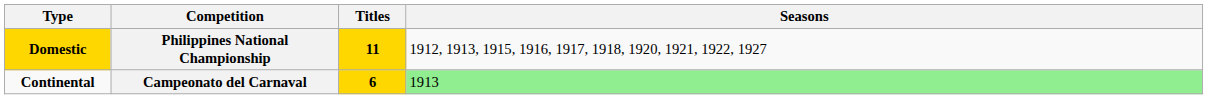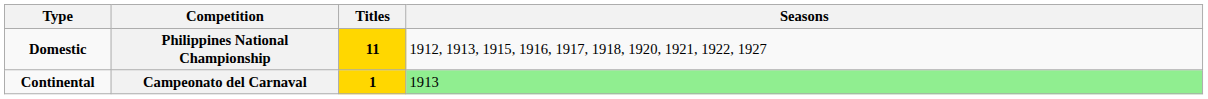(58, 49) gold background -> (58, 49) no background
(373, 82) 6 -> (373, 82) 1
